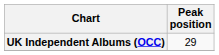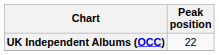(191, 42) 29 -> (191, 42) 22
